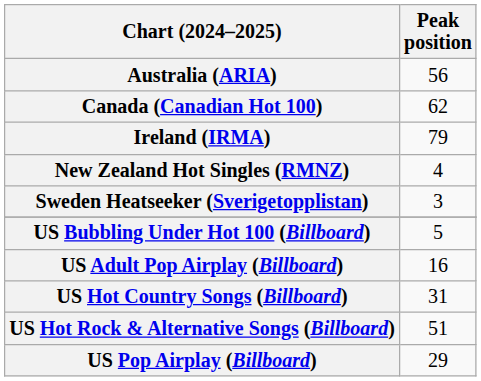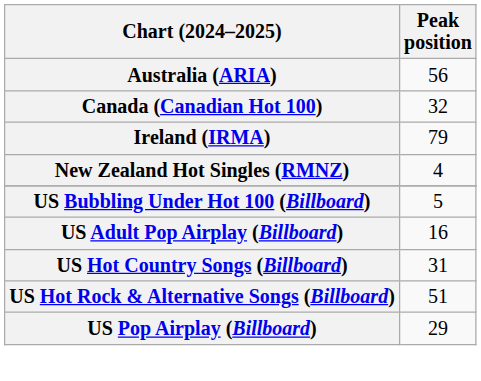(438, 106) 62 -> (438, 106) 32
- row: (202, 201)
